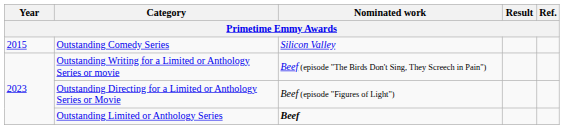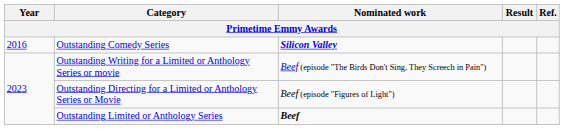(17, 44) 2015 -> (17, 44) 2016
(308, 44) normal -> (309, 44) bold
